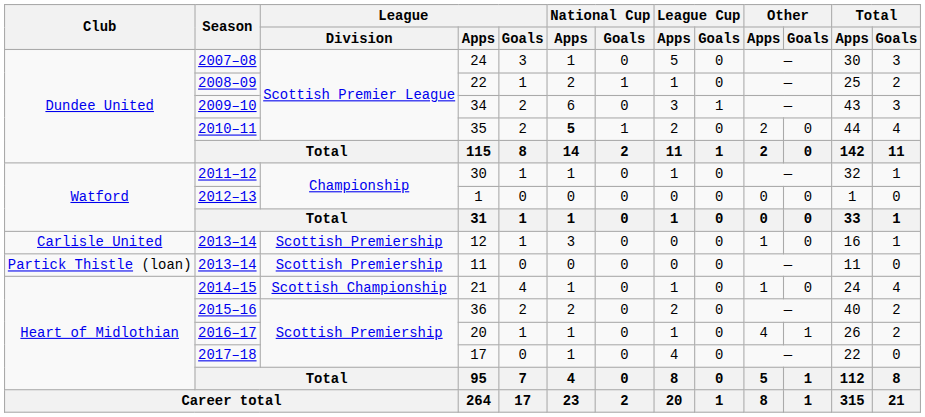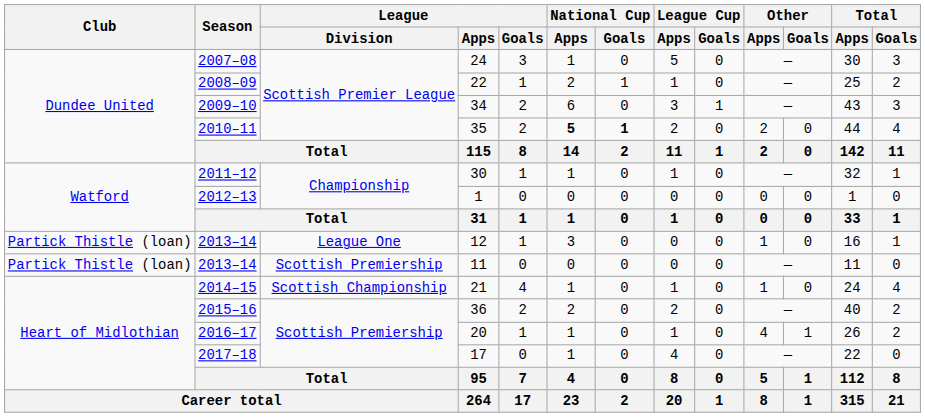(624, 129) normal -> (624, 129) bold
(100, 243) Carlisle United -> (100, 243) Partick Thistle (loan)
(359, 243) Scottish Premiership -> (359, 243) League One
